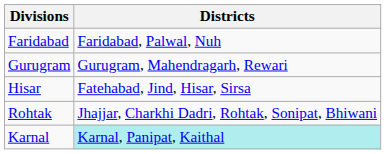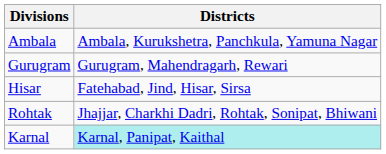+ row: (32, 40)
- row: (38, 40)
